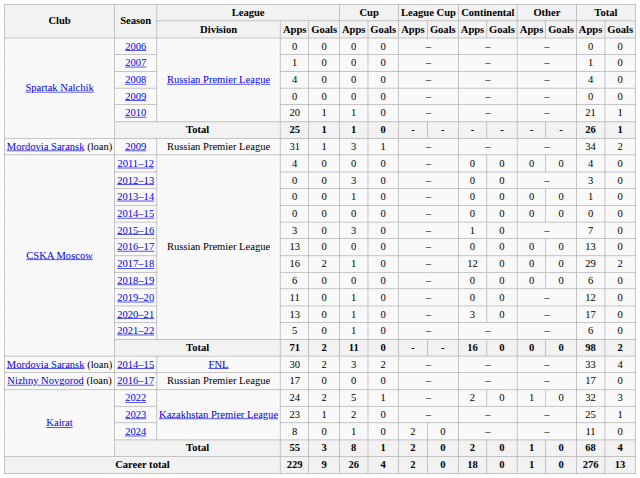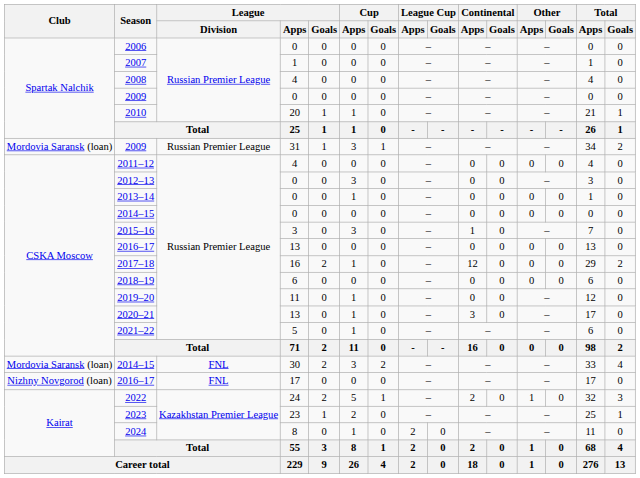(219, 381) Russian Premier League -> (219, 381) FNL
